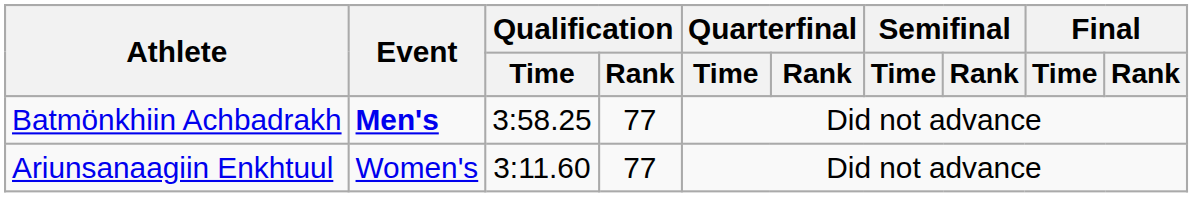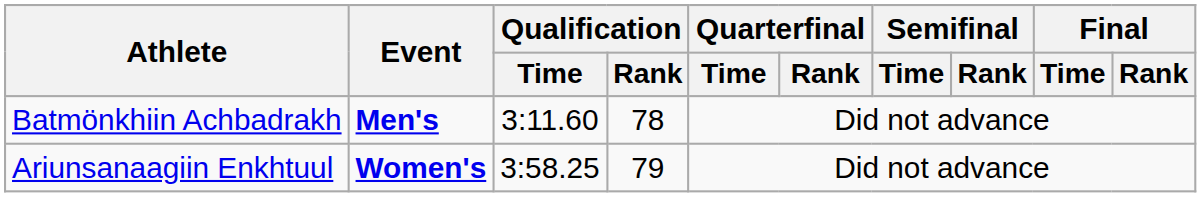(542, 121) 3:58.25 -> (550, 121) 3:11.60
(640, 121) 77 -> (648, 121) 78
(417, 168) normal -> (421, 168) bold
(542, 168) 3:11.60 -> (550, 168) 3:58.25
(640, 168) 77 -> (648, 168) 79
